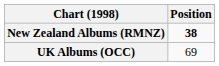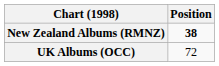(191, 52) 69 -> (191, 52) 72
